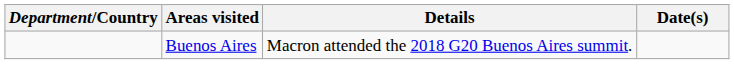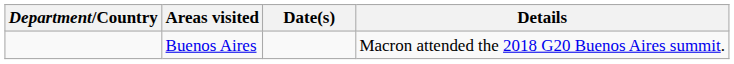columns swapped: (683, 17) <-> (450, 17)
